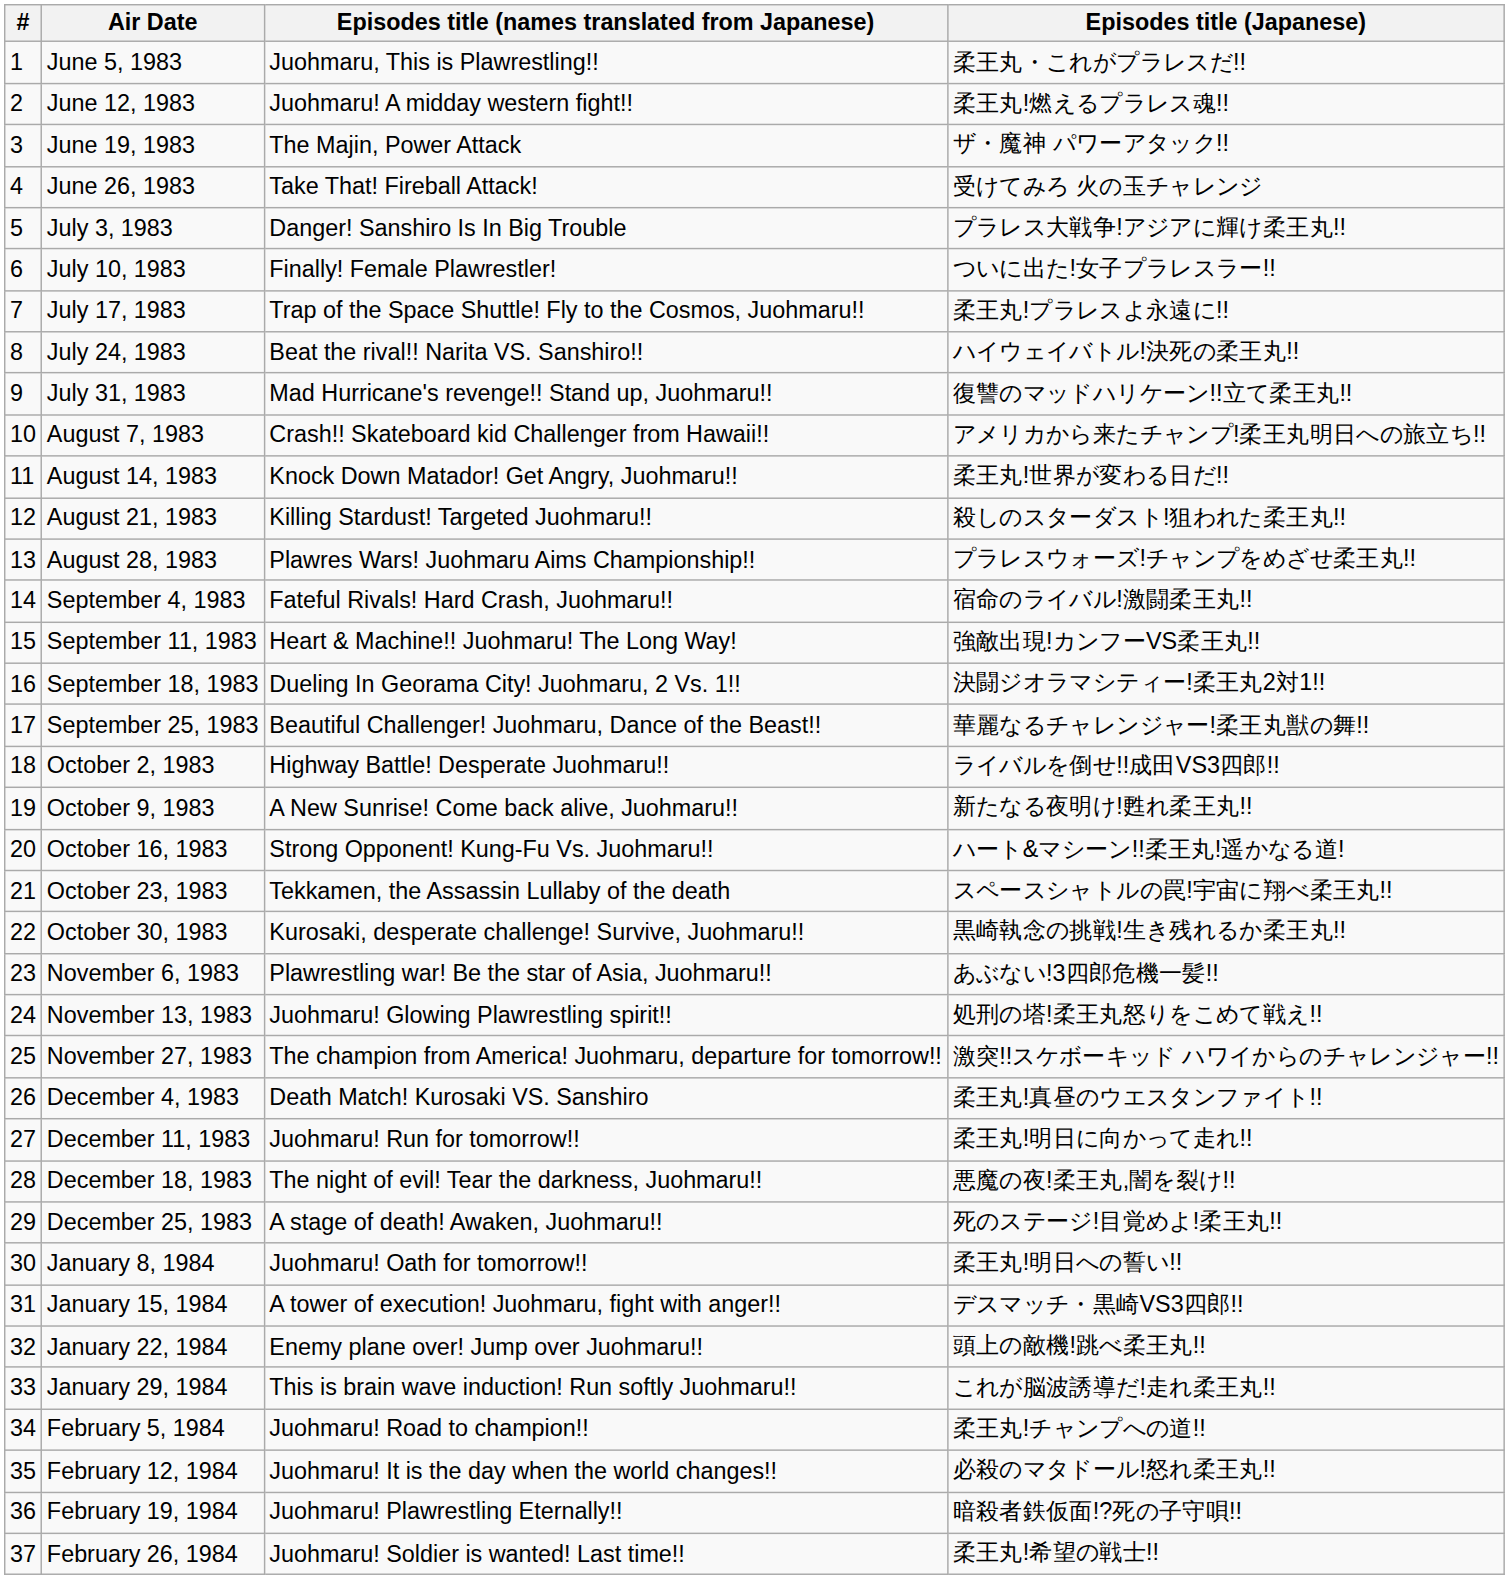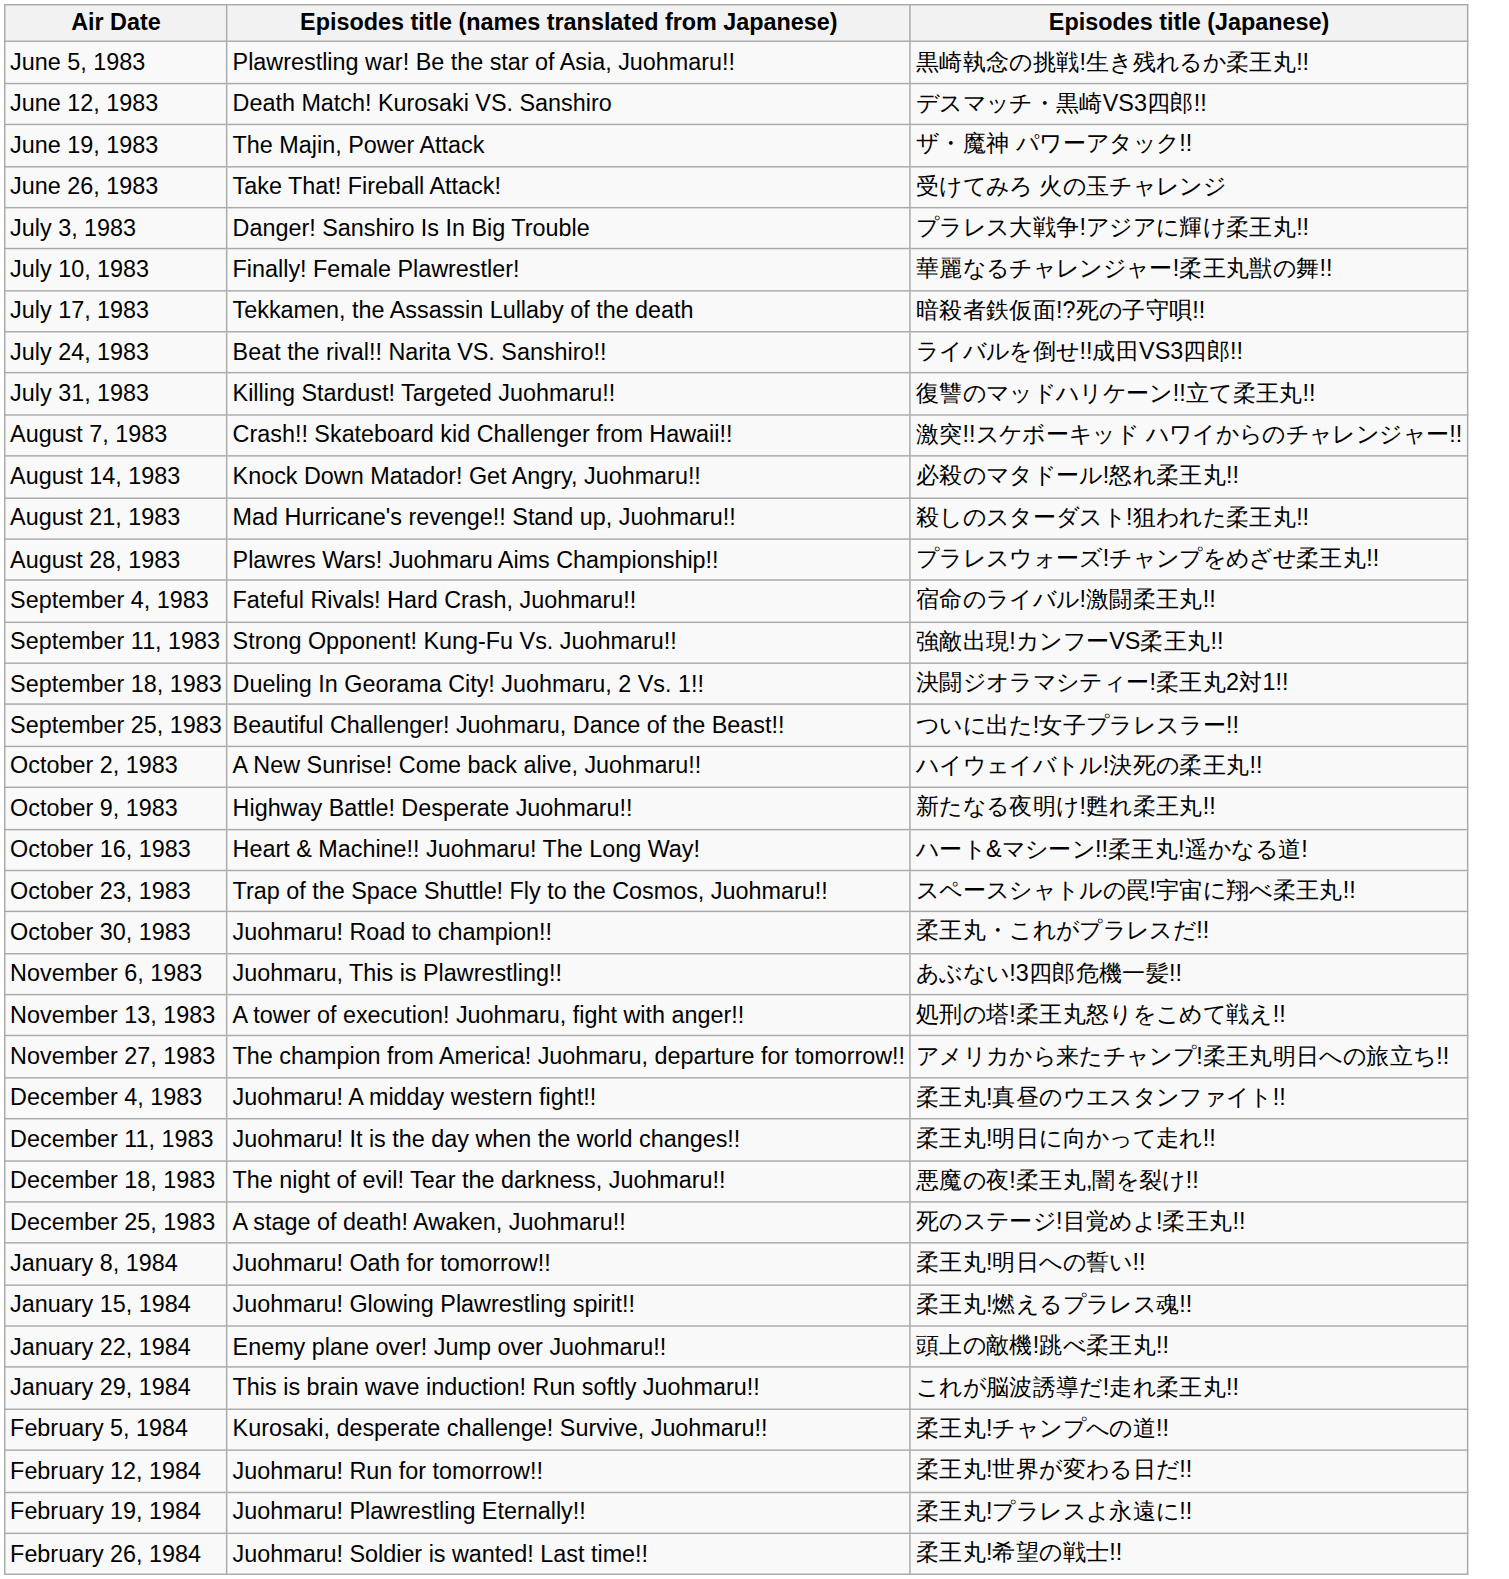- column: (23, 23)
(434, 62) Juohmaru, This is Plawrestling!! -> (484, 62) Plawrestling war! Be the star of Asia, Juohmaru!!
(1099, 61) 柔王丸・これがプラレスだ!! -> (1113, 61) 黒崎執念の挑戦!生き残れるか柔王丸!!
(451, 103) Juohmaru! A midday western fight!! -> (422, 103) Death Match! Kurosaki VS. Sanshiro
(1091, 102) 柔王丸!燃えるプラレス魂!! -> (1061, 102) デスマッチ・黒崎VS3四郎!!
(1114, 268) ついに出た!女子プラレスラー!! -> (1124, 268) 華麗なるチャレンジャー!柔王丸獣の舞!!
(567, 310) Trap of the Space Shuttle! Fly to the Cosmos, Juohmaru!! -> (463, 310) Tekkamen, the Assassin Lullaby of the death
(1091, 310) 柔王丸!プラレスよ永遠に!! -> (1061, 310) 暗殺者鉄仮面!?死の子守唄!!
(1126, 351) ハイウェイバトル!決死の柔王丸!! -> (1079, 351) ライバルを倒せ!!成田VS3四郎!!
(521, 393) Mad Hurricane's revenge!! Stand up, Juohmaru!! -> (424, 393) Killing Stardust! Targeted Juohmaru!!
(1219, 434) アメリカから来たチャンプ!柔王丸明日への旅立ち!! -> (1189, 434) 激突!!スケボーキッド ハワイからのチャレンジャー!!
(1091, 475) 柔王丸!世界が変わる日だ!! -> (1077, 475) 必殺のマタドール!怒れ柔王丸!!
(461, 517) Killing Stardust! Targeted Juohmaru!! -> (484, 517) Mad Hurricane's revenge!! Stand up, Juohmaru!!
(503, 642) Heart & Machine!! Juohmaru! The Long Way! -> (455, 642) Strong Opponent! Kung-Fu Vs. Juohmaru!!
(1161, 724) 華麗なるチャレンジャー!柔王丸獣の舞!! -> (1077, 724) ついに出た!女子プラレスラー!!
(469, 766) Highway Battle! Desperate Juohmaru!! -> (467, 766) A New Sunrise! Come back alive, Juohmaru!!
(1116, 765) ライバルを倒せ!!成田VS3四郎!! -> (1089, 765) ハイウェイバトル!決死の柔王丸!!
(504, 807) A New Sunrise! Come back alive, Juohmaru!! -> (433, 807) Highway Battle! Desperate Juohmaru!!
(491, 849) Strong Opponent! Kung-Fu Vs. Juohmaru!! -> (466, 849) Heart & Machine!! Juohmaru! The Long Way!
(500, 890) Tekkamen, the Assassin Lullaby of the death -> (530, 890) Trap of the Space Shuttle! Fly to the Cosmos, Juohmaru!!
(537, 932) Kurosaki, desperate challenge! Survive, Juohmaru!! -> (392, 932) Juohmaru! Road to champion!!
(1149, 931) 黒崎執念の挑戦!生き残れるか柔王丸!! -> (1063, 931) 柔王丸・これがプラレスだ!!
(521, 973) Plawrestling war! Be the star of Asia, Juohmaru!! -> (397, 973) Juohmaru, This is Plawrestling!!
(471, 1015) Juohmaru! Glowing Plawrestling spirit!! -> (488, 1015) A tower of execution! Juohmaru, fight with anger!!
(1226, 1055) 激突!!スケボーキッド ハワイからのチャレンジャー!! -> (1183, 1055) アメリカから来たチャンプ!柔王丸明日への旅立ち!!
(459, 1097) Death Match! Kurosaki VS. Sanshiro -> (414, 1097) Juohmaru! A midday western fight!!
(424, 1139) Juohmaru! Run for tomorrow!! -> (486, 1139) Juohmaru! It is the day when the world changes!!
(525, 1305) A tower of execution! Juohmaru, fight with anger!! -> (434, 1305) Juohmaru! Glowing Plawrestling spirit!!
(1098, 1304) デスマッチ・黒崎VS3四郎!! -> (1054, 1304) 柔王丸!燃えるプラレス魂!!
(429, 1429) Juohmaru! Road to champion!! -> (500, 1429) Kurosaki, desperate challenge! Survive, Juohmaru!!
(523, 1470) Juohmaru! It is the day when the world changes!! -> (388, 1470) Juohmaru! Run for tomorrow!!
(1114, 1470) 必殺のマタドール!怒れ柔王丸!! -> (1054, 1470) 柔王丸!世界が変わる日だ!!
(1097, 1511) 暗殺者鉄仮面!?死の子守唄!! -> (1054, 1511) 柔王丸!プラレスよ永遠に!!
